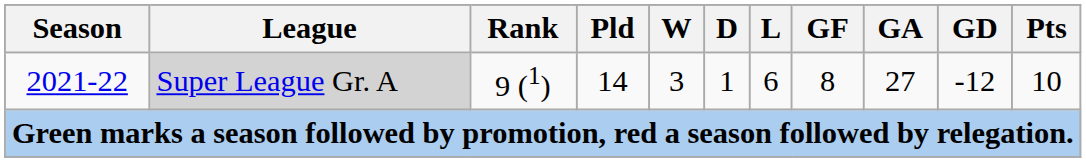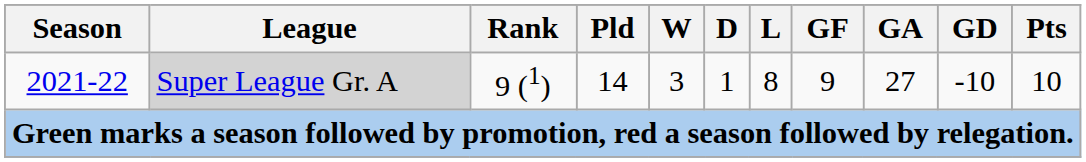(771, 80) 6 -> (771, 80) 8
(828, 80) 8 -> (828, 80) 9
(975, 80) -12 -> (975, 80) -10
